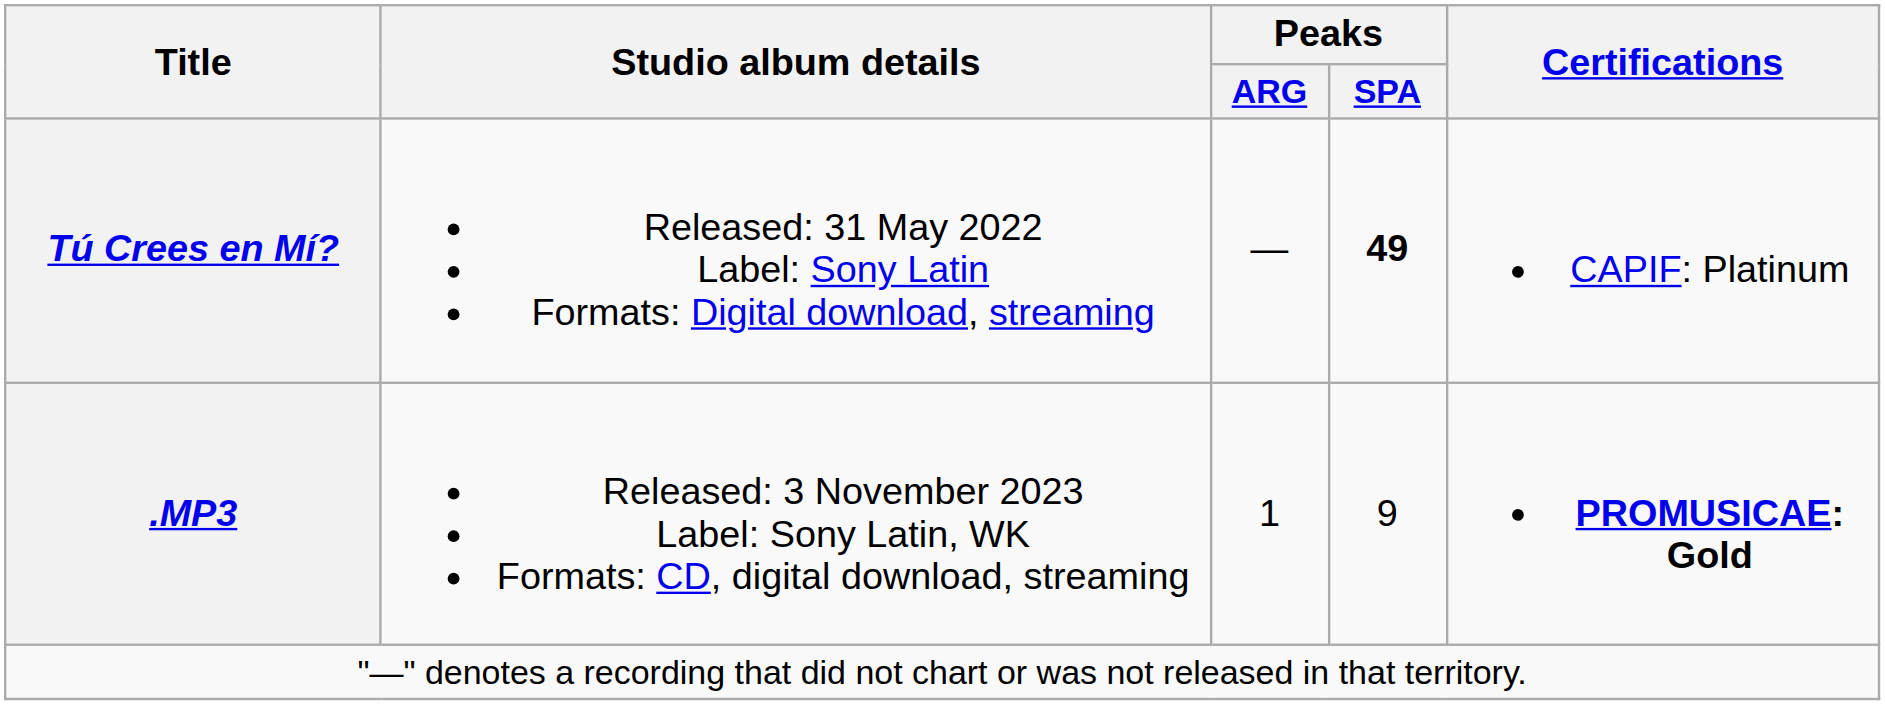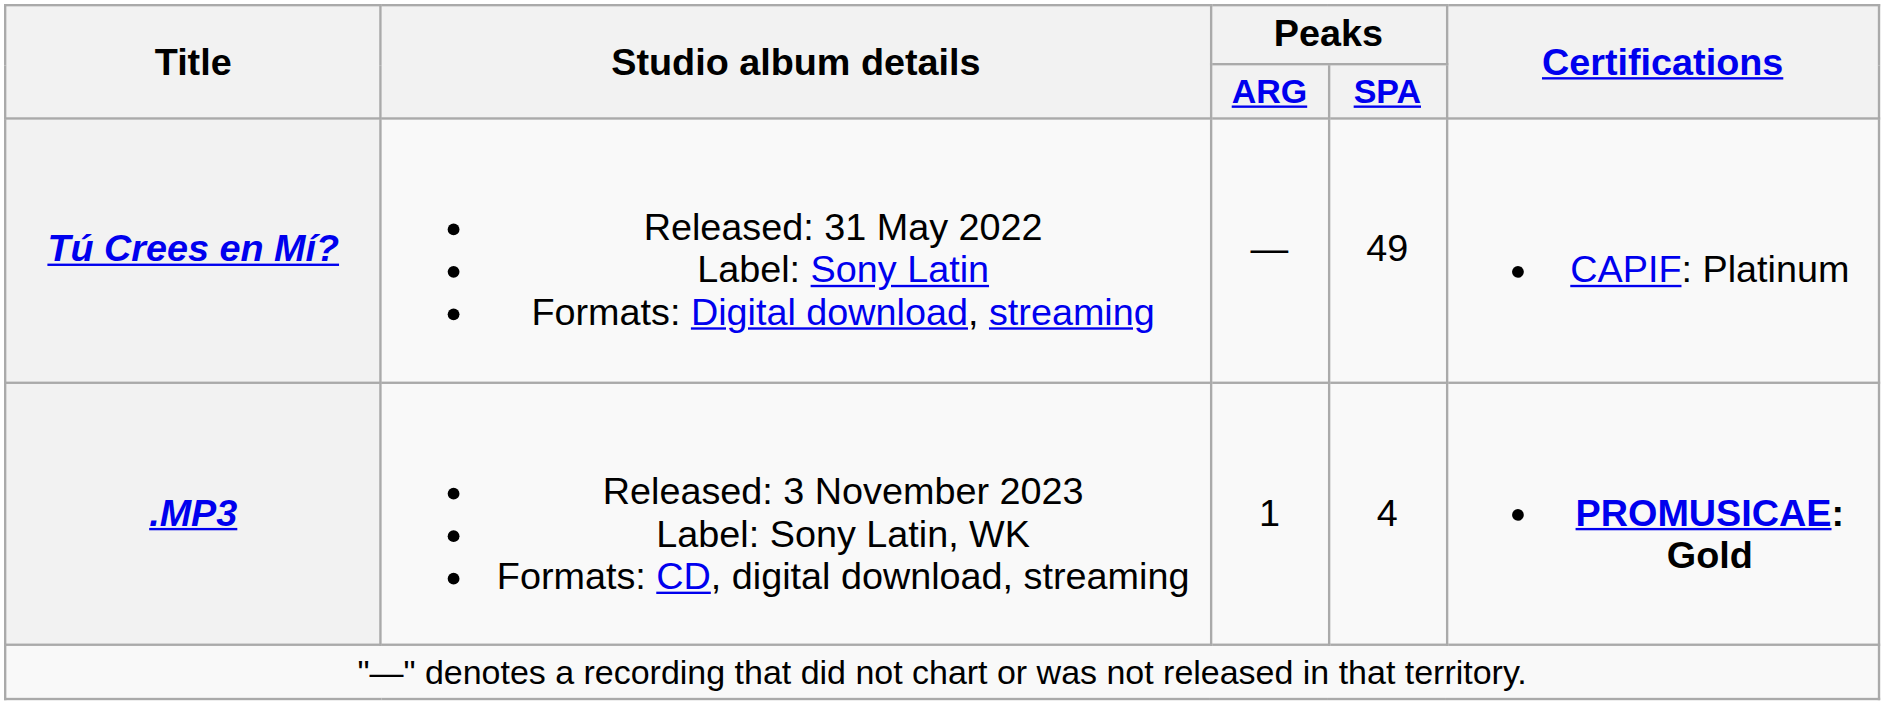(1387, 249) bold -> (1387, 249) normal
(1387, 512) 9 -> (1387, 512) 4
